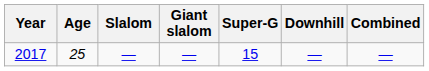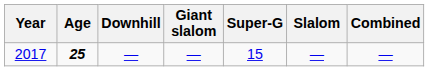columns swapped: (129, 23) <-> (315, 23)
(77, 54) normal -> (77, 54) bold
